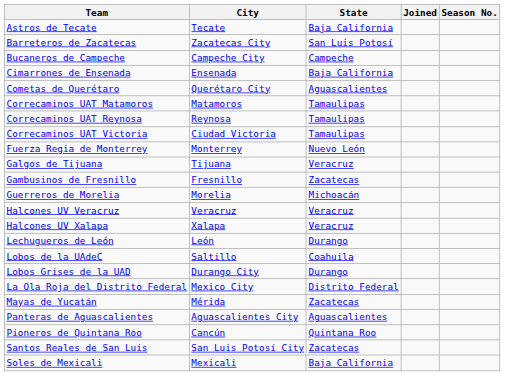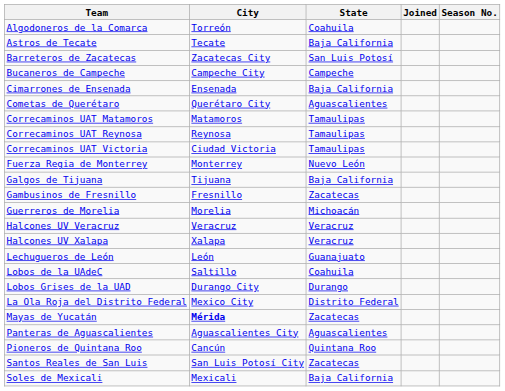+ row: (77, 27)
(331, 165) Veracruz -> (351, 180) Baja California
(328, 241) Durango -> (337, 256) Guanajuato
(208, 302) normal -> (208, 317) bold
